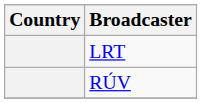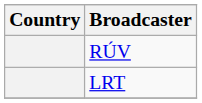rows swapped: (110, 82) <-> (107, 51)
